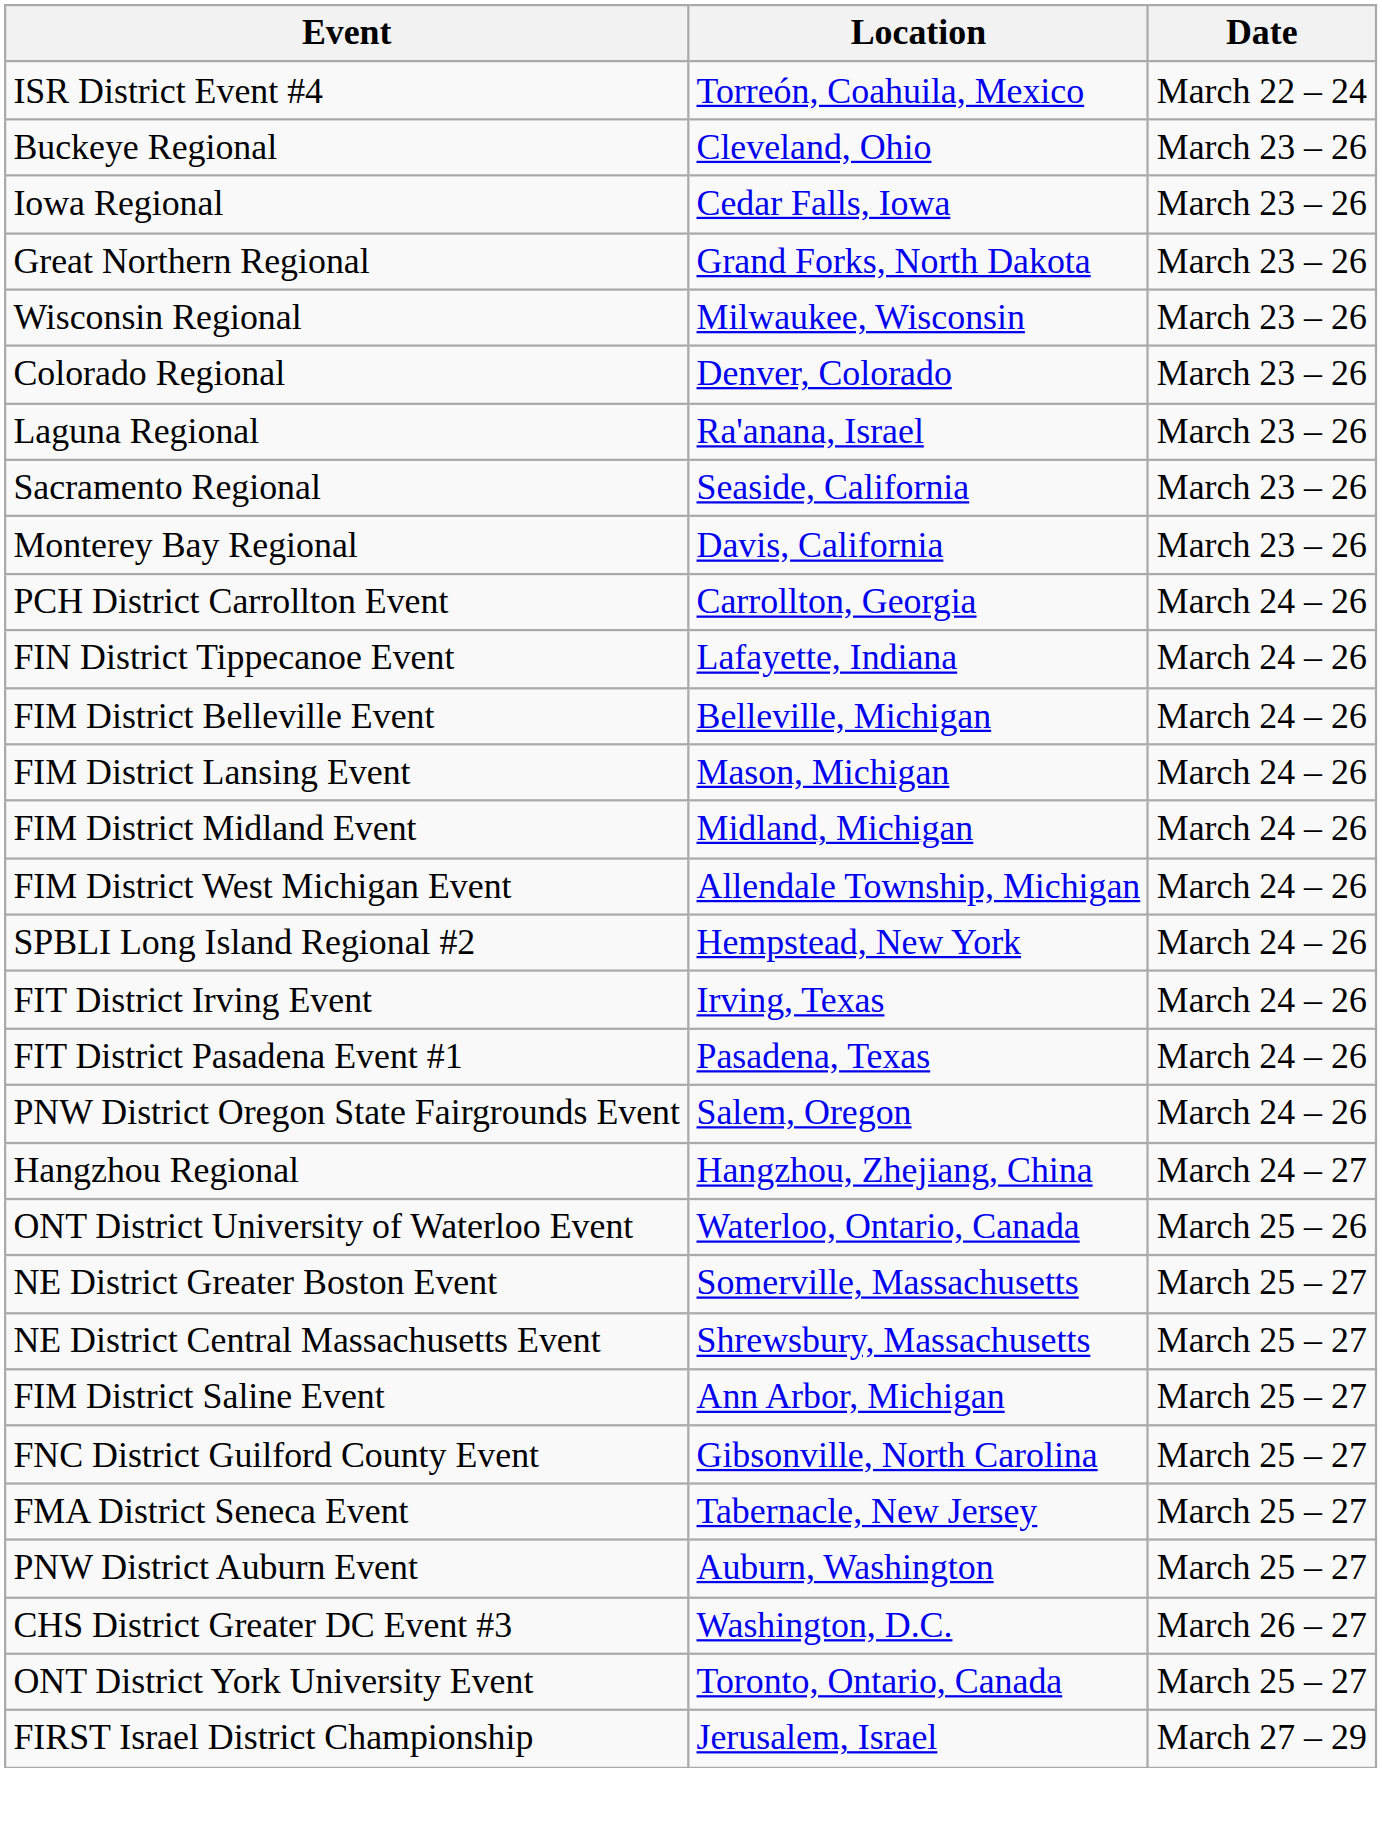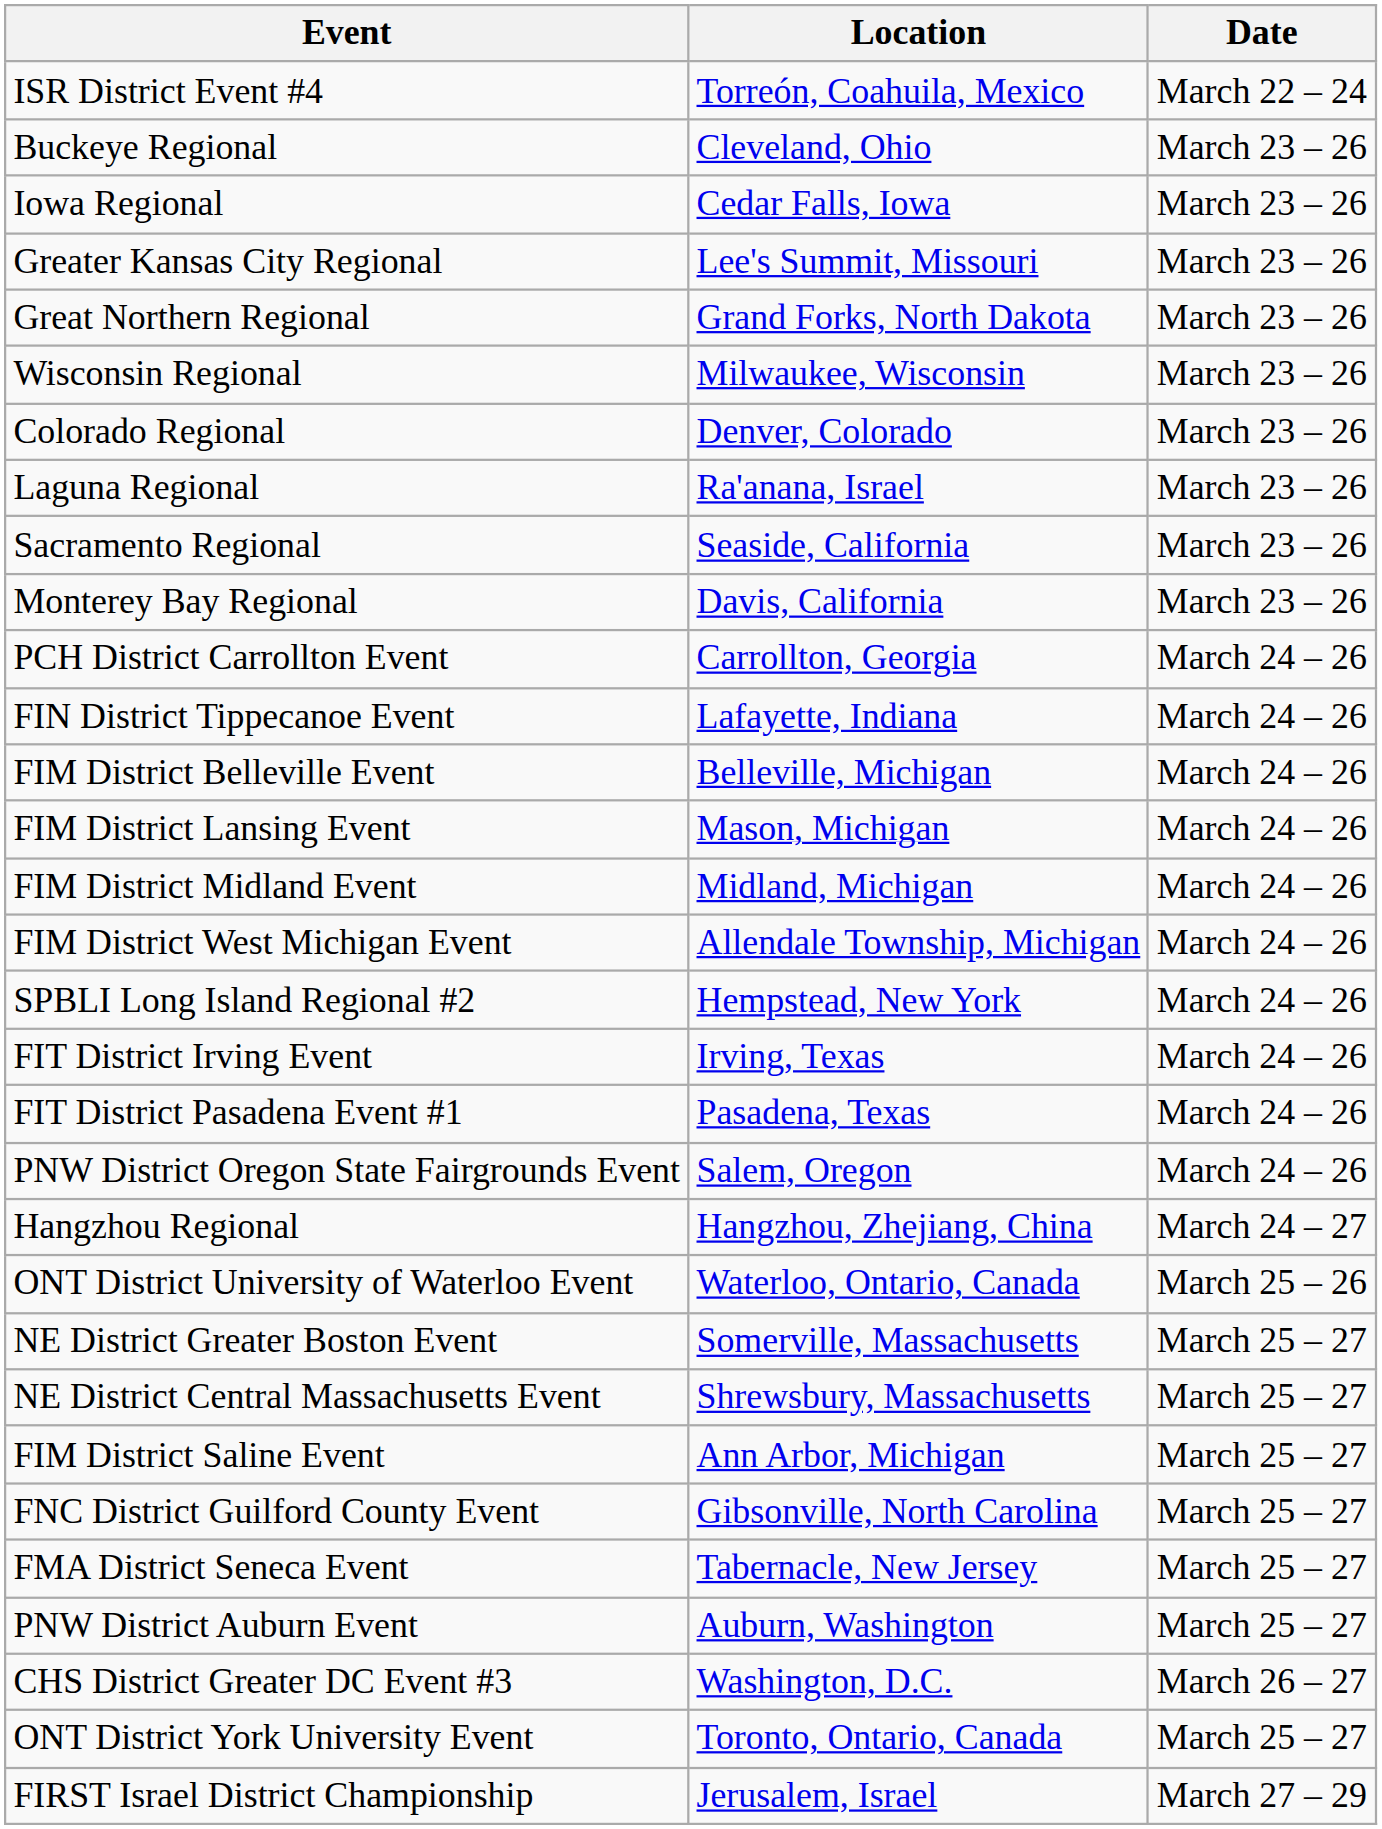+ row: (228, 260)
